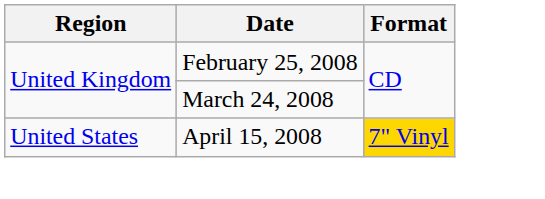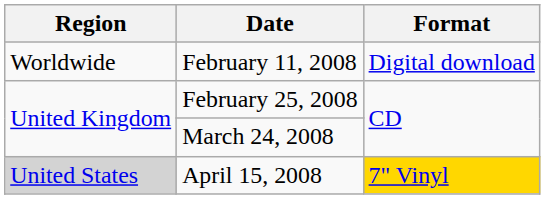+ row: (269, 61)
(74, 136) no background -> (74, 174) lightgrey background
